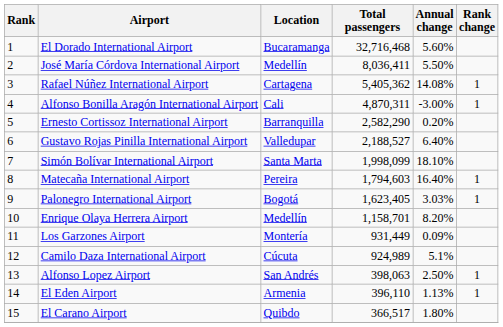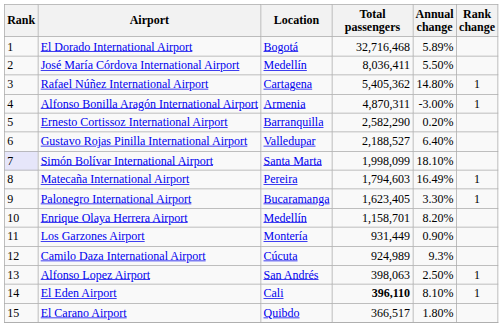(297, 46) Bucaramanga -> (281, 46) Bogotá
(438, 46) 5.60% -> (438, 46) 5.89%
(435, 84) 14.08% -> (435, 84) 14.80%
(274, 103) Cali -> (285, 103) Armenia
(10, 160) no background -> (10, 160) lavender background
(435, 179) 16.40% -> (435, 179) 16.49%
(281, 198) Bogotá -> (297, 198) Bucaramanga
(438, 198) 3.03% -> (438, 198) 3.30%
(438, 236) 0.09% -> (438, 236) 0.90%
(441, 255) 5.1% -> (441, 255) 9.3%
(285, 293) Armenia -> (274, 293) Cali
(391, 293) normal -> (391, 293) bold
(438, 293) 1.13% -> (438, 293) 8.10%
